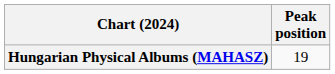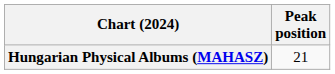(301, 57) 19 -> (301, 57) 21
